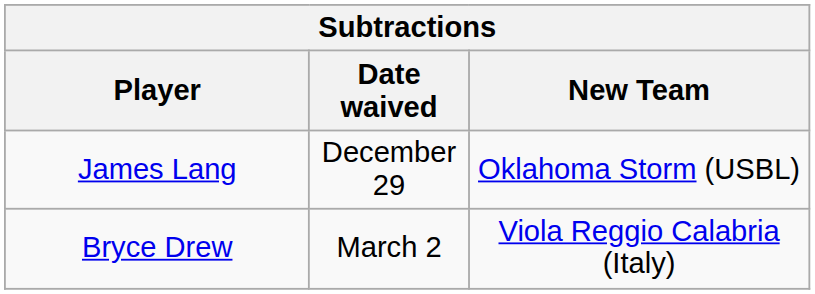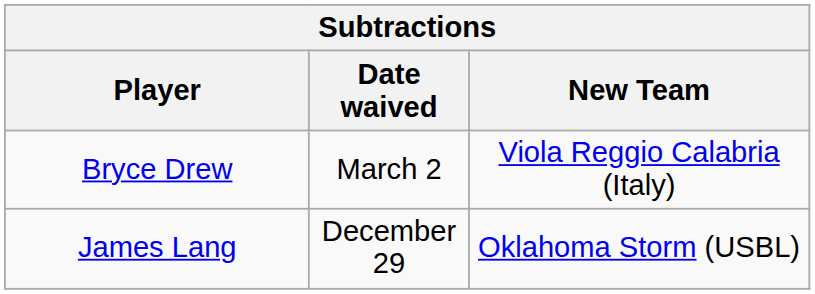rows swapped: (157, 169) <-> (157, 248)
